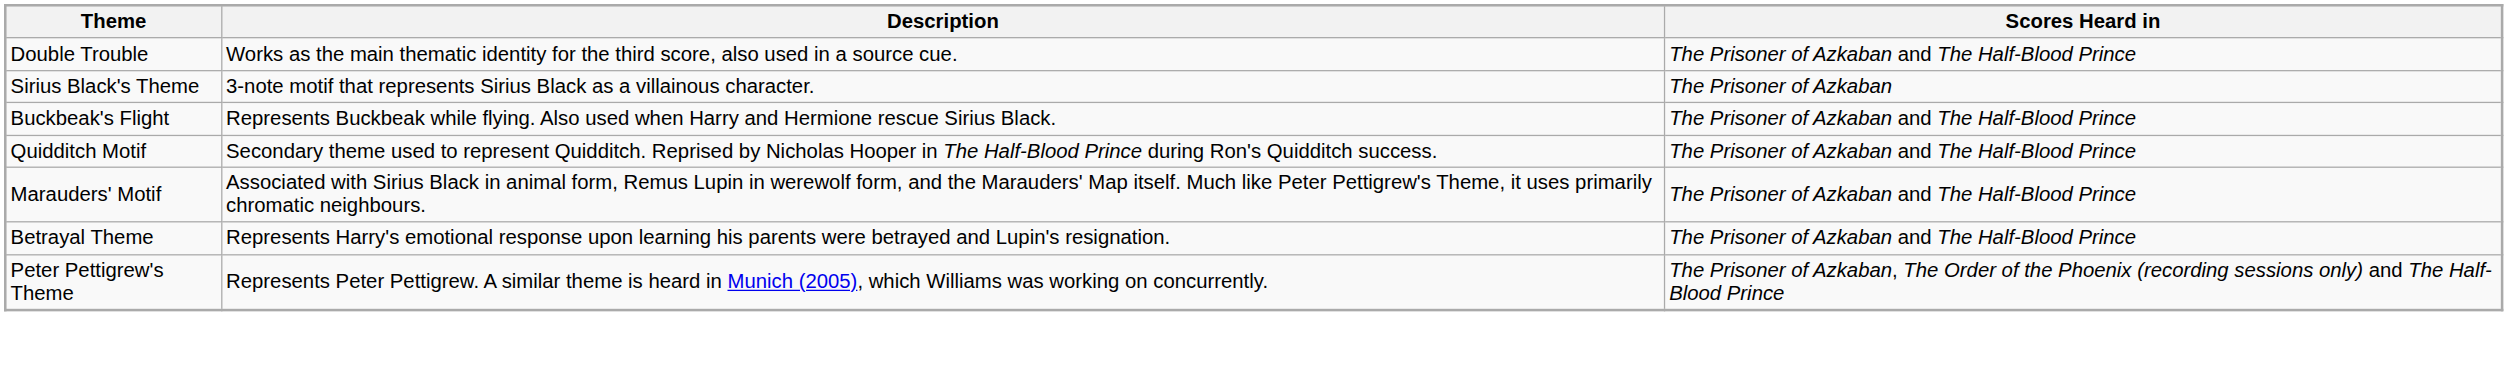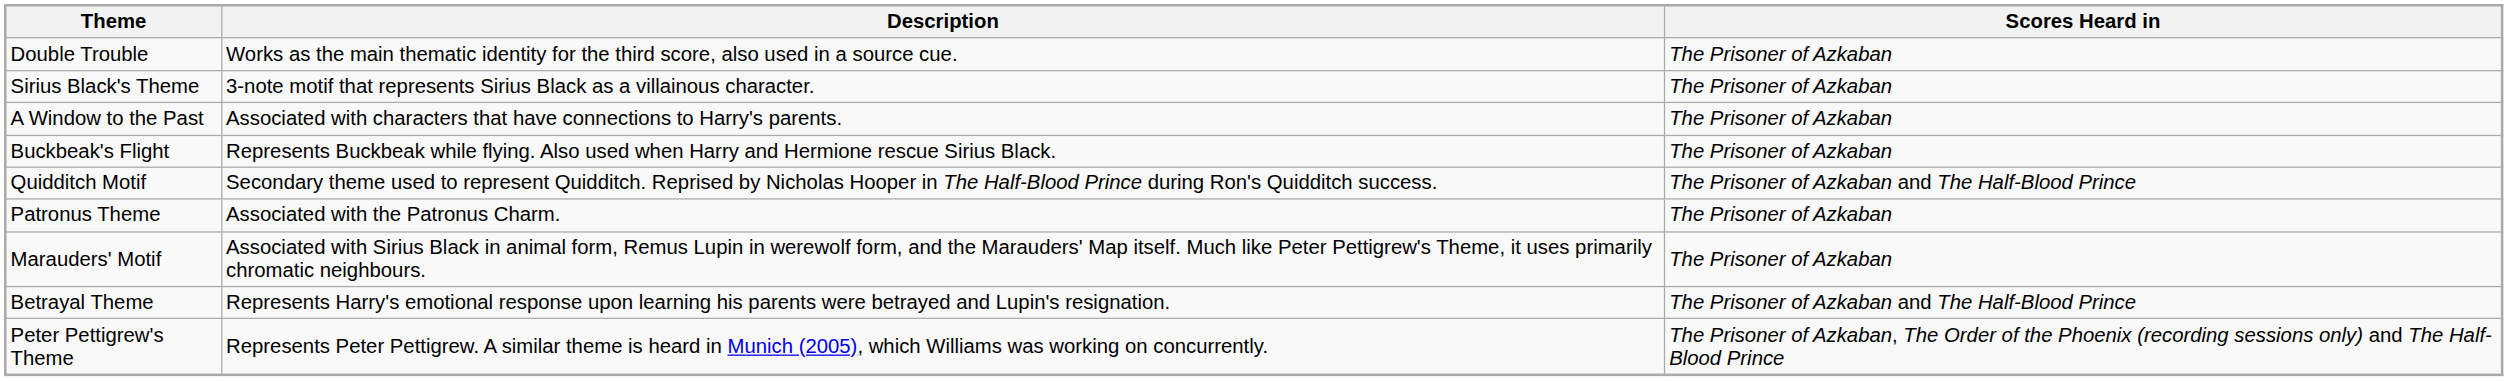(1903, 54) The Prisoner of Azkaban and The Half-Blood Prince -> (1781, 54) The Prisoner of Azkaban
+ row: (107, 118)
(1903, 118) The Prisoner of Azkaban and The Half-Blood Prince -> (1781, 150) The Prisoner of Azkaban
+ row: (86, 215)
(1903, 194) The Prisoner of Azkaban and The Half-Blood Prince -> (1781, 258) The Prisoner of Azkaban
